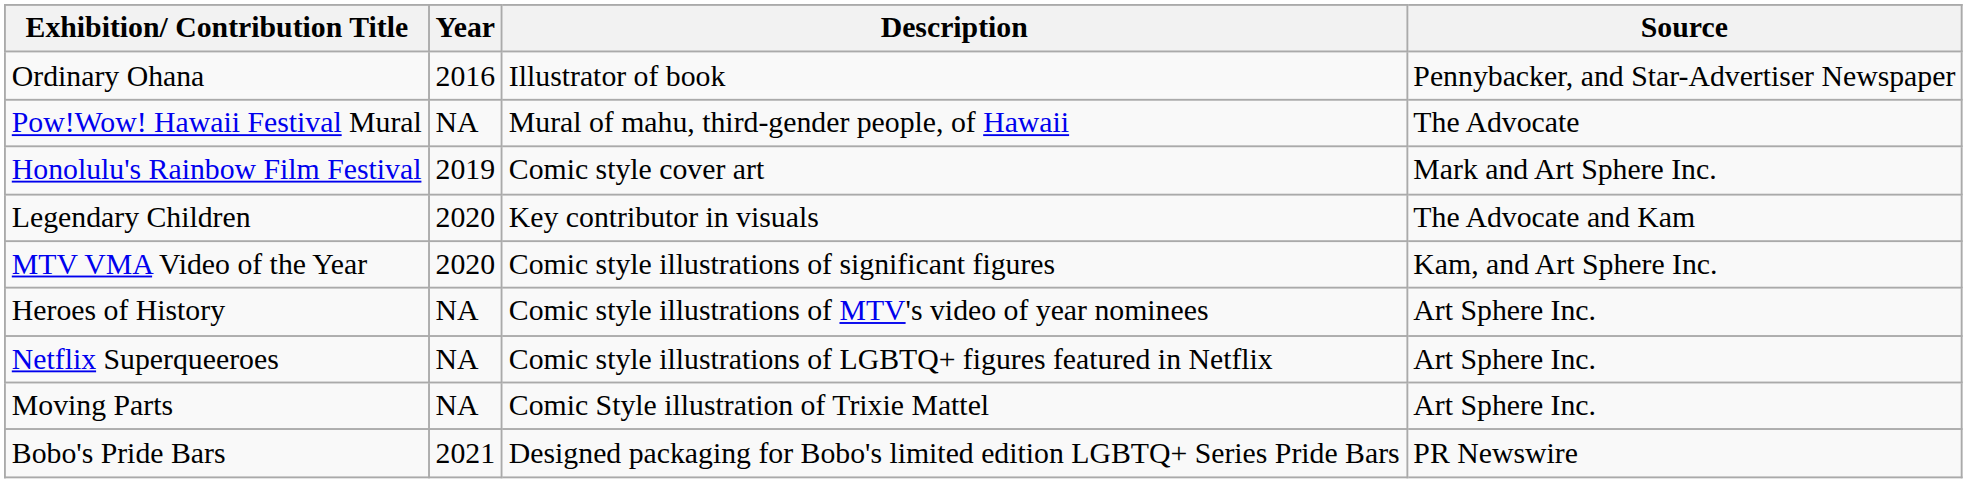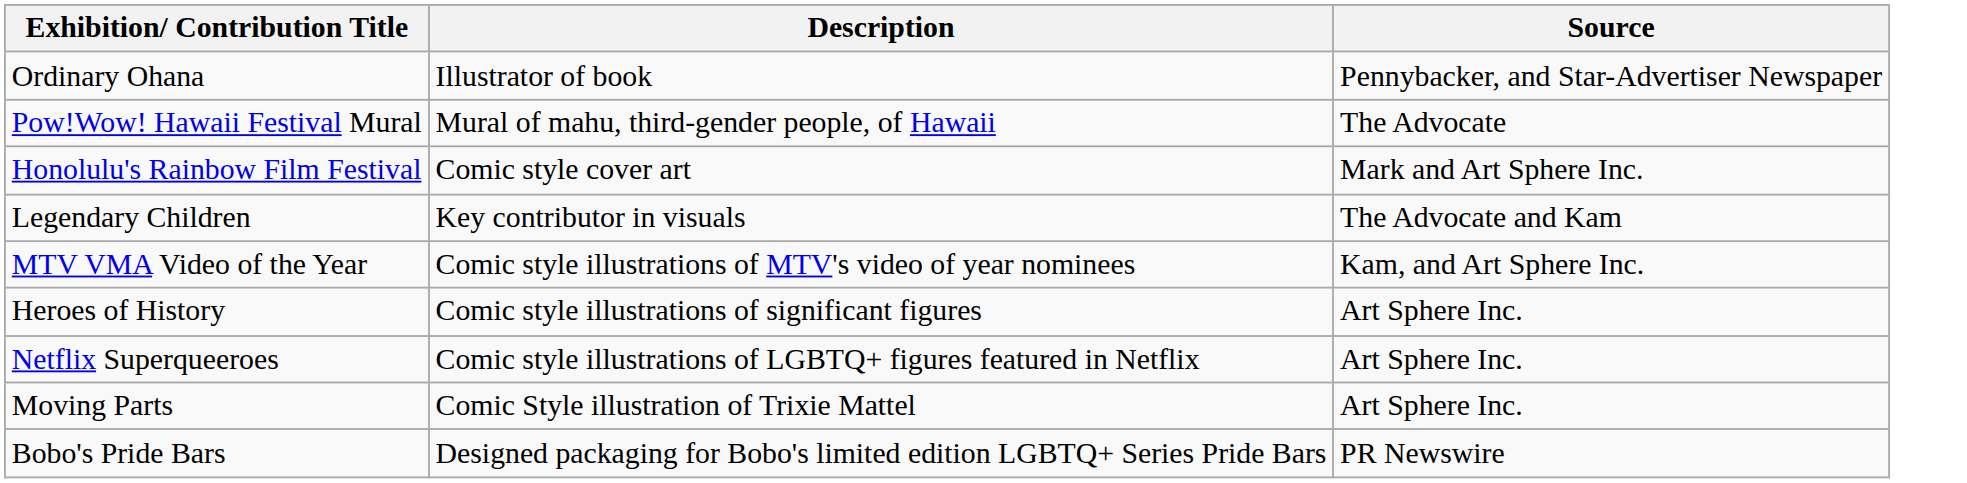- column: (465, 28)
(782, 264) Comic style illustrations of significant figures -> (785, 264) Comic style illustrations of MTV's video of year nominees
(859, 311) Comic style illustrations of MTV's video of year nominees -> (709, 311) Comic style illustrations of significant figures
